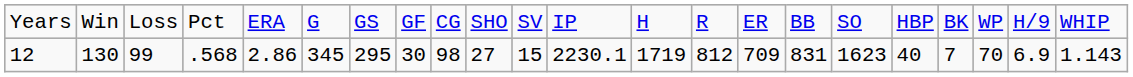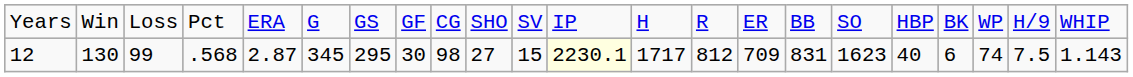(272, 55) 2.86 -> (272, 55) 2.87
(589, 55) no background -> (589, 55) lightyellow background
(661, 55) 1719 -> (661, 55) 1717
(950, 55) 7 -> (950, 55) 6
(991, 55) 70 -> (991, 55) 74
(1032, 55) 6.9 -> (1032, 55) 7.5
